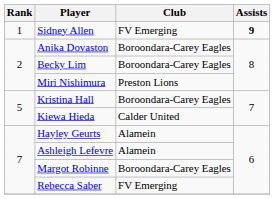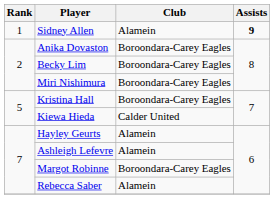(148, 30) FV Emerging -> (137, 30) Alamein
(148, 82) Preston Lions -> (174, 82) Boroondara-Carey Eagles
(148, 185) FV Emerging -> (137, 185) Alamein
